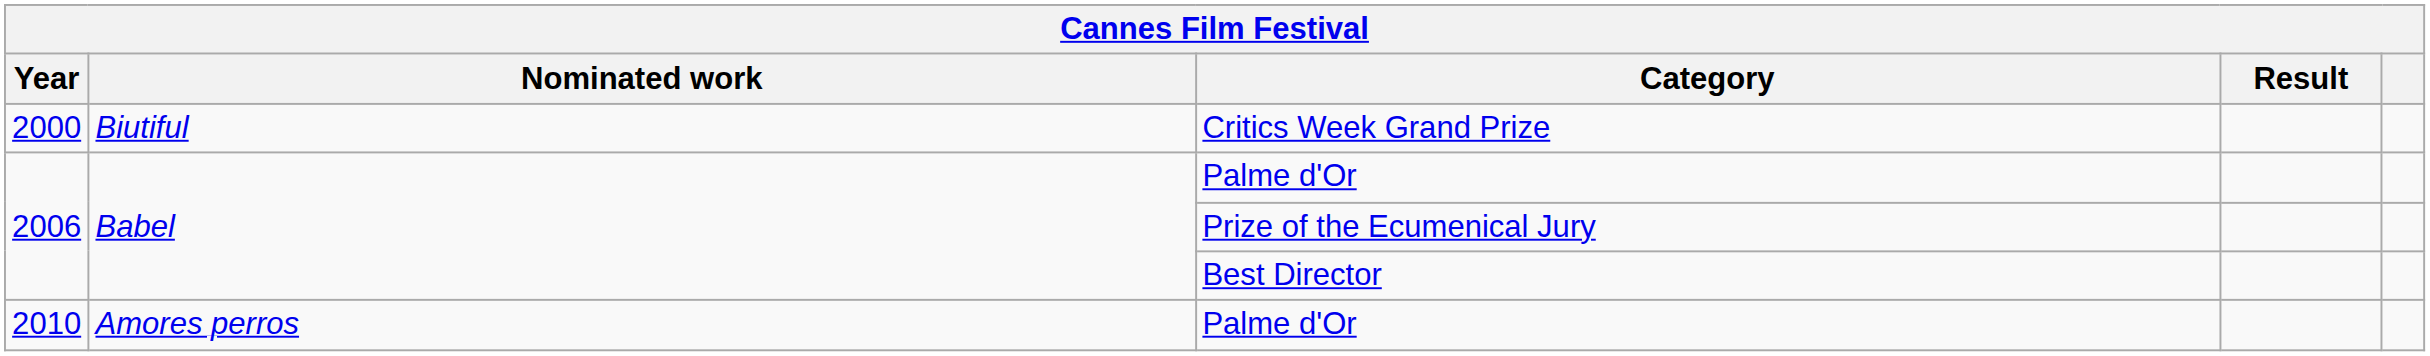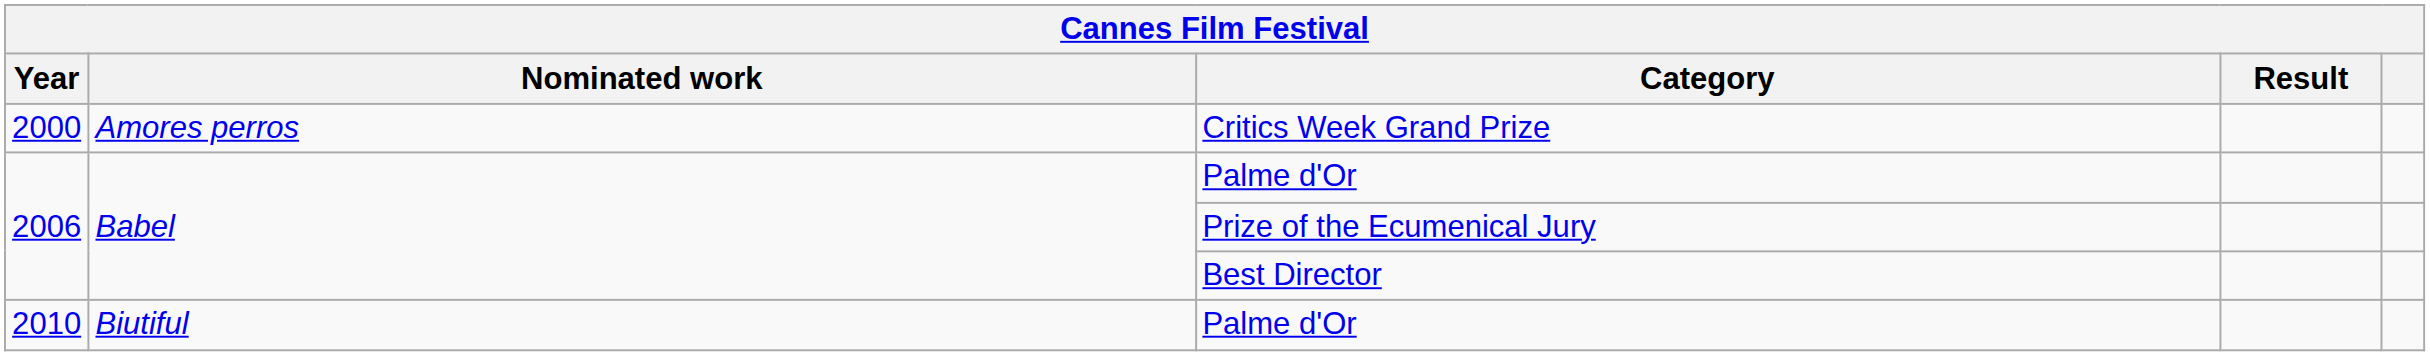(142, 127) Biutiful -> (197, 127) Amores perros
(197, 324) Amores perros -> (142, 324) Biutiful
